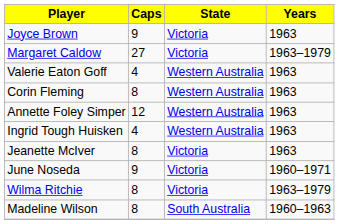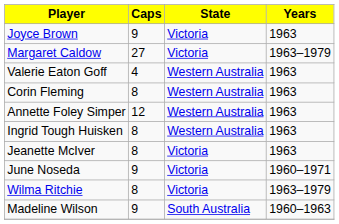(135, 131) 4 -> (135, 131) 8
(135, 209) 8 -> (135, 209) 9
